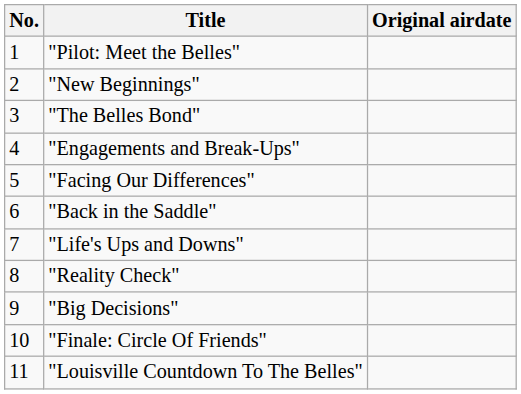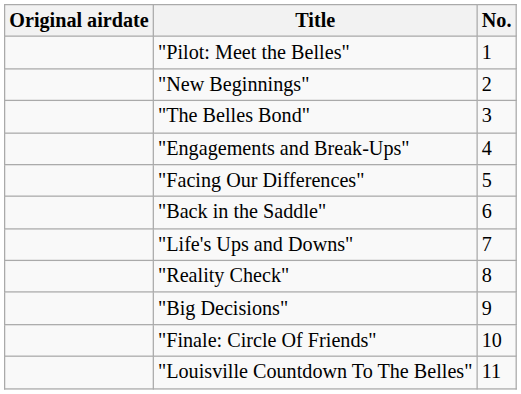columns swapped: (24, 20) <-> (442, 20)
